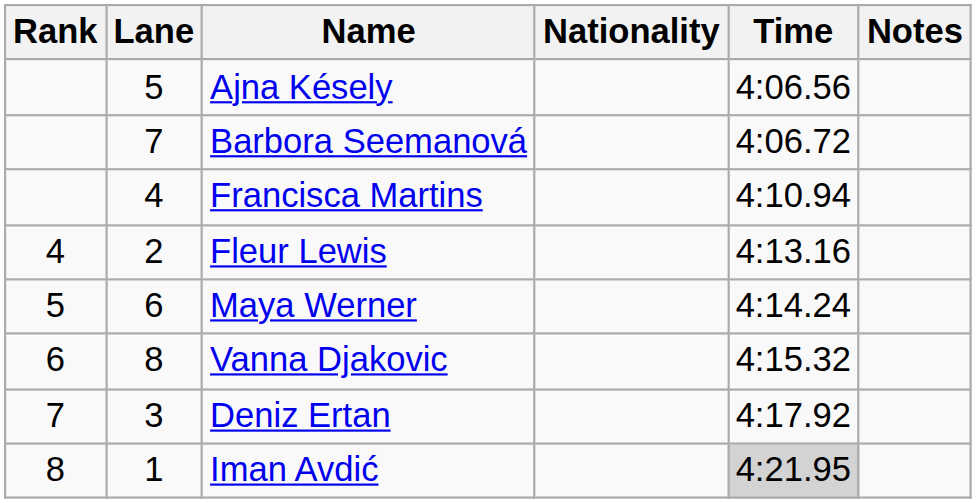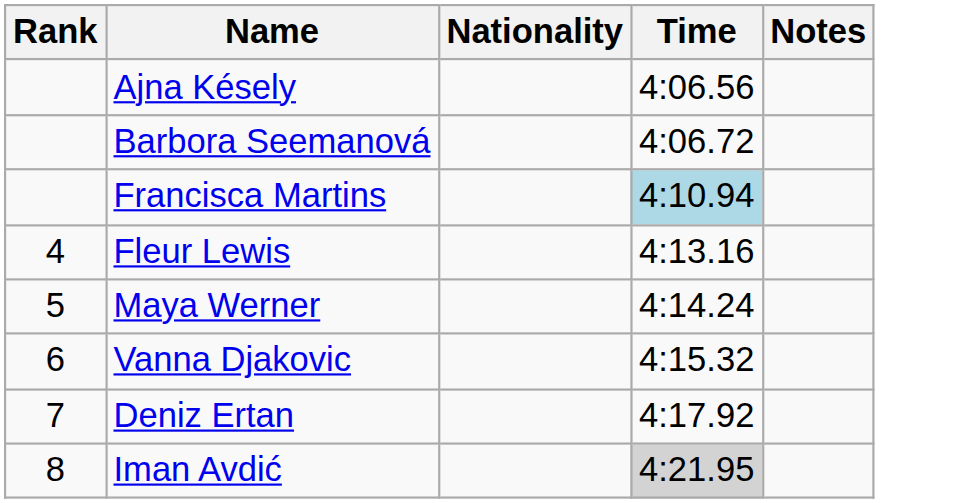- column: (154, 31)
(793, 196) no background -> (697, 196) lightblue background
